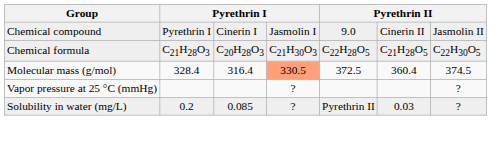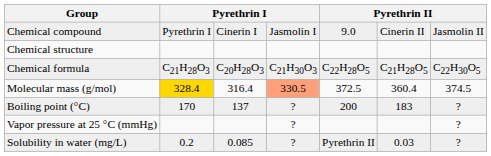+ row: (50, 49)
(187, 70) no background -> (187, 88) gold background
+ row: (48, 106)
